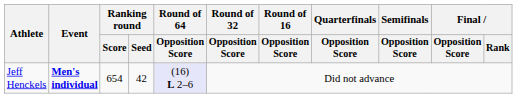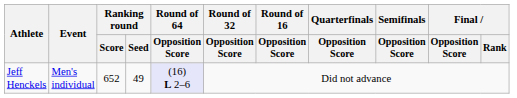(75, 78) bold -> (73, 78) normal
(115, 78) 654 -> (112, 78) 652
(141, 78) 42 -> (138, 78) 49
